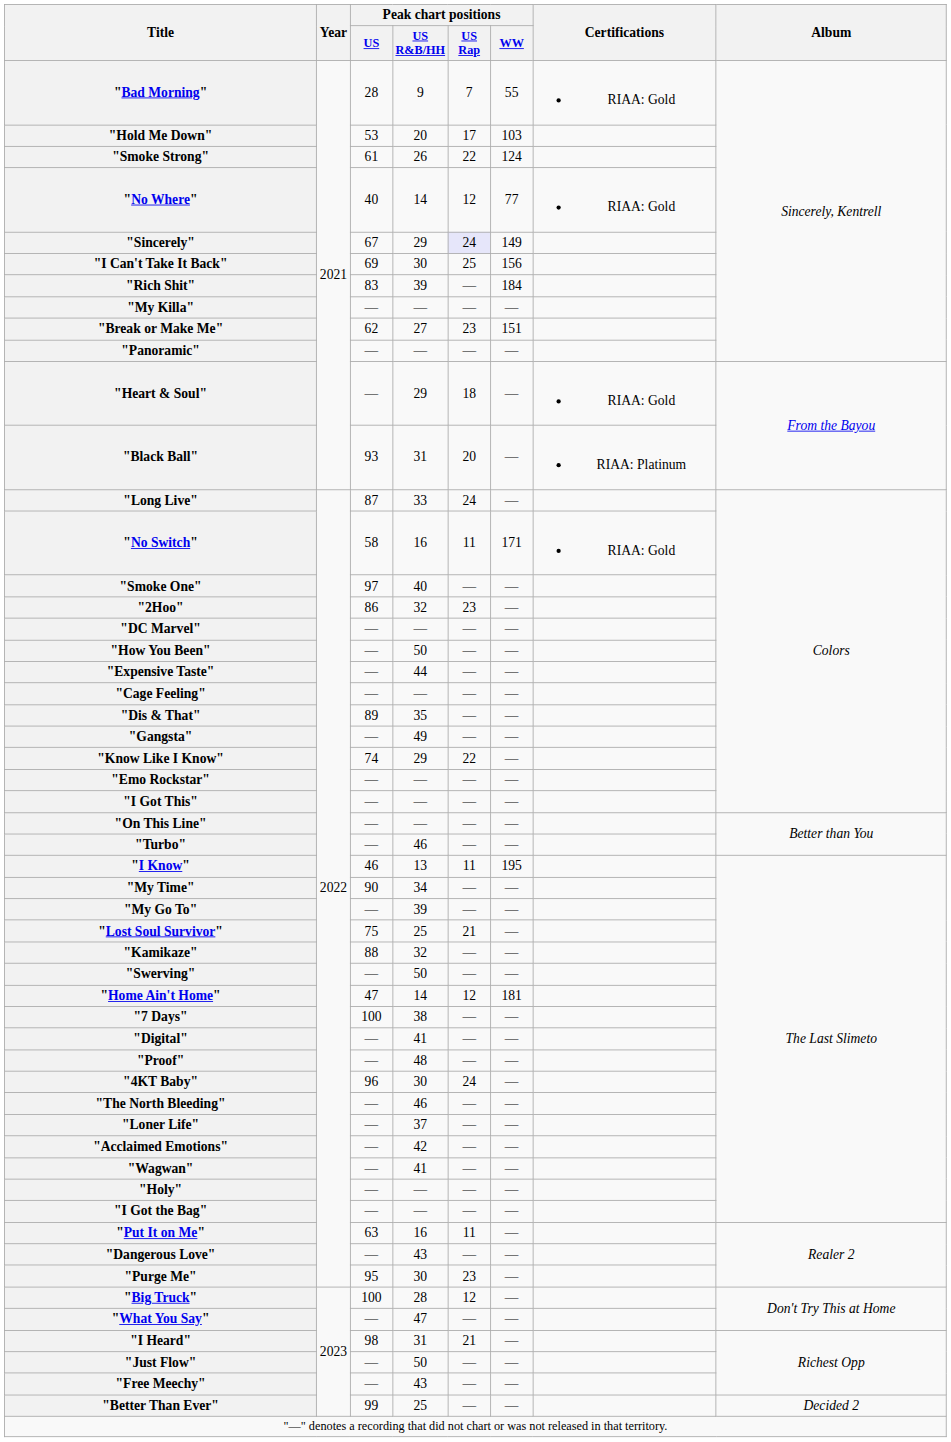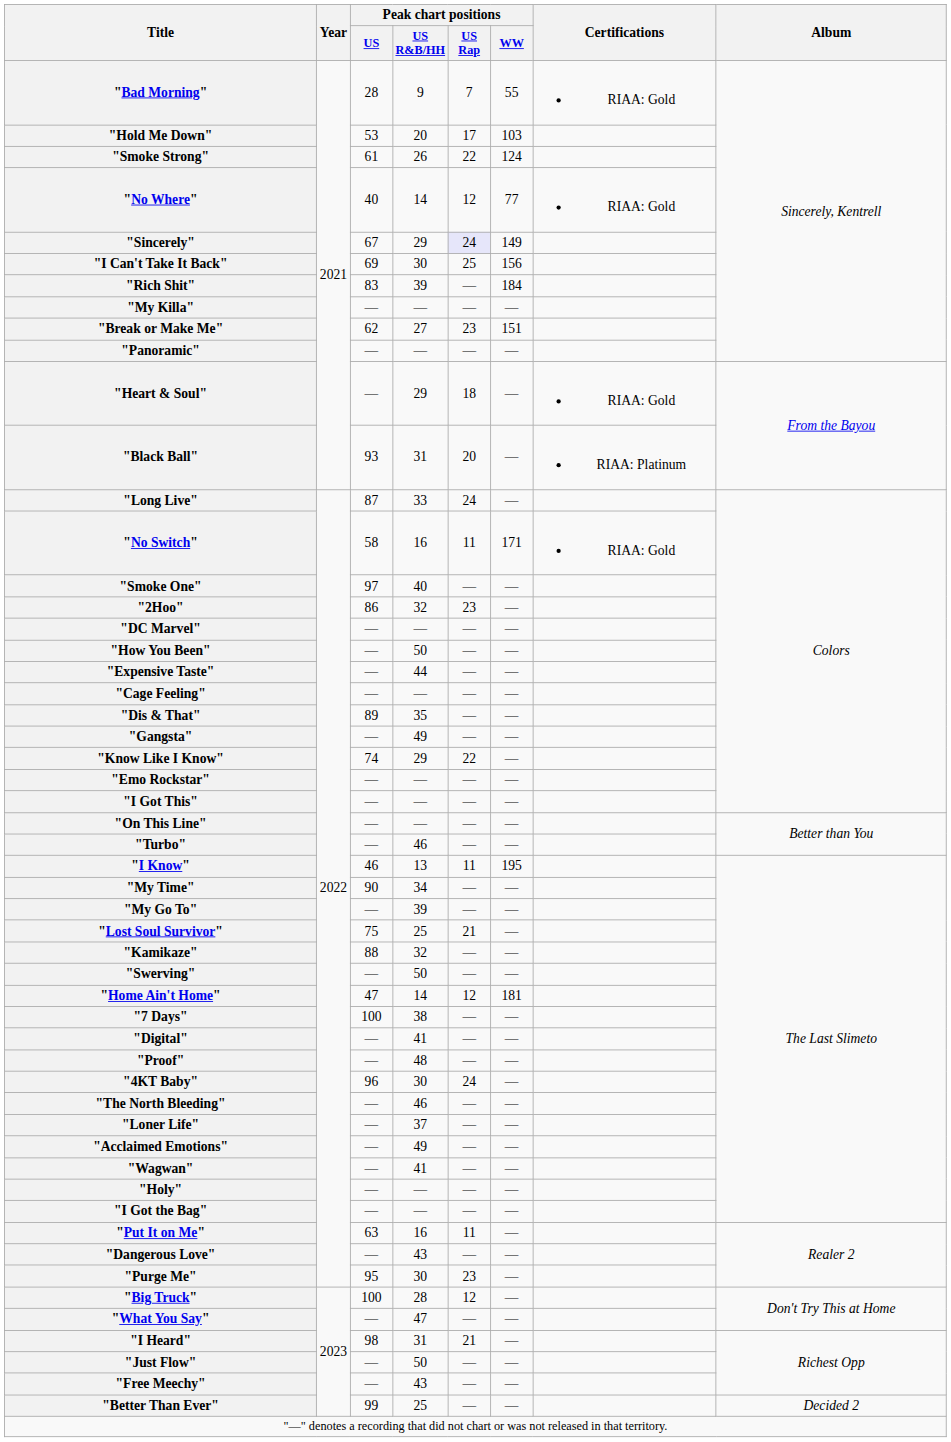(420, 1146) 42 -> (420, 1146) 49
